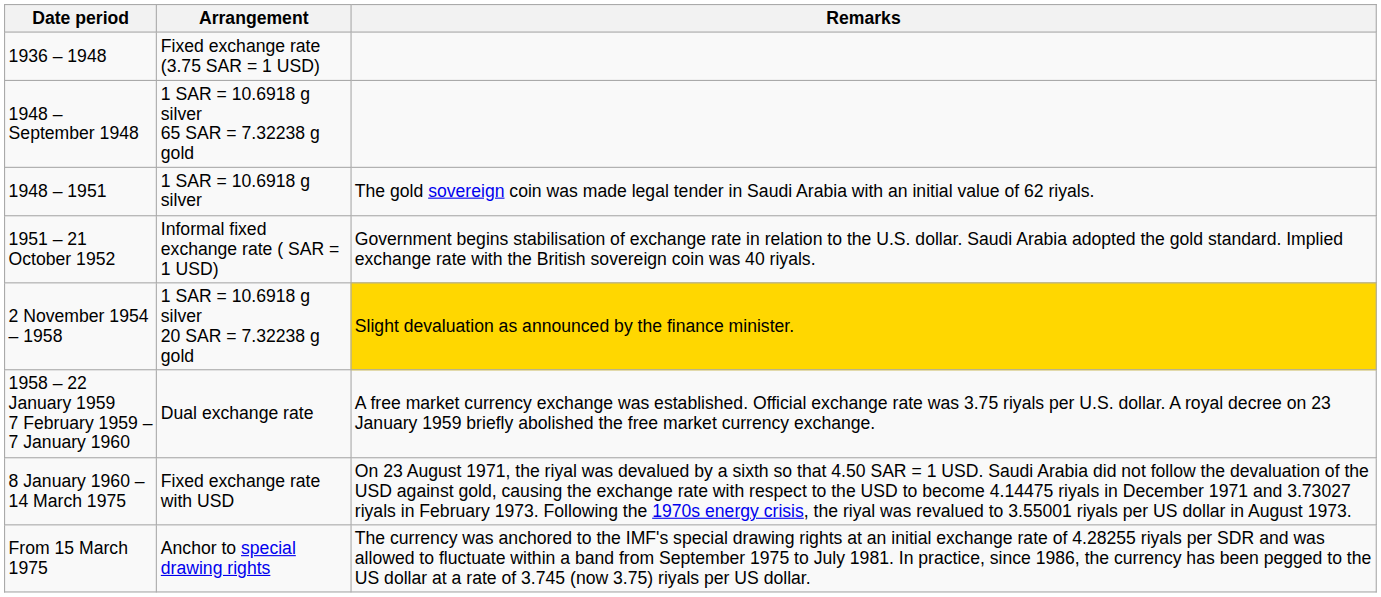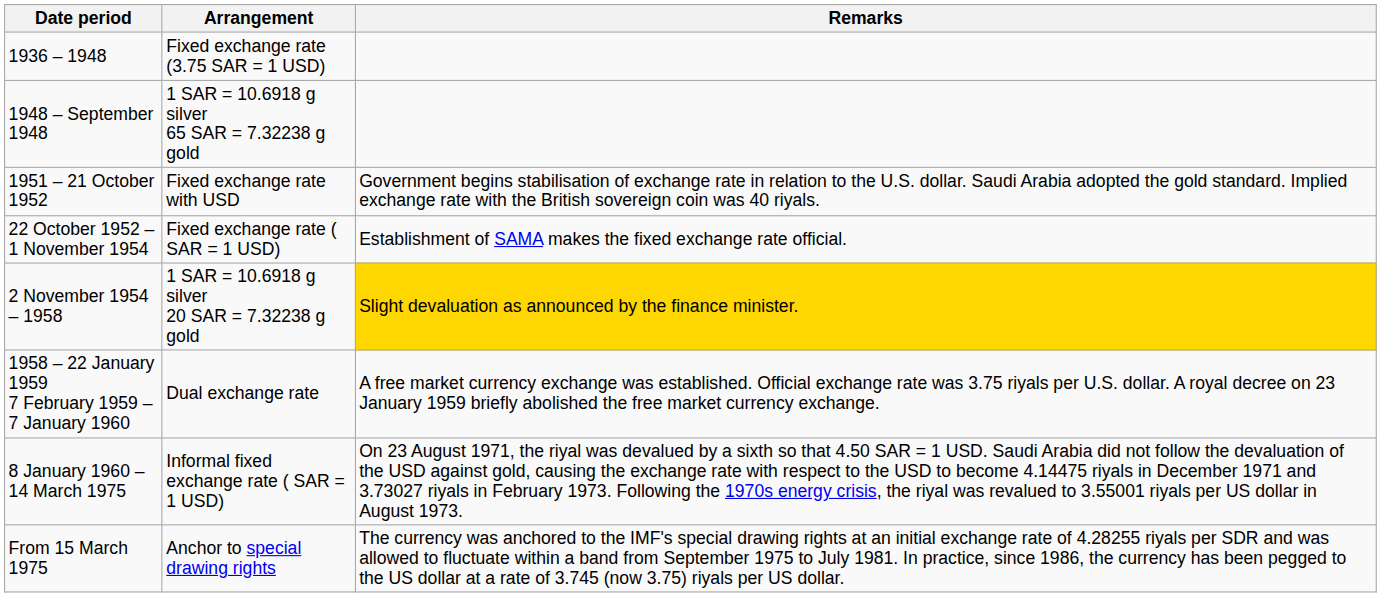- row: (58, 191)
(250, 248) Informal fixed exchange rate ( SAR = 1 USD) -> (246, 191) Fixed exchange rate with USD
+ row: (82, 239)
(241, 491) Fixed exchange rate with USD -> (256, 481) Informal fixed exchange rate ( SAR = 1 USD)
